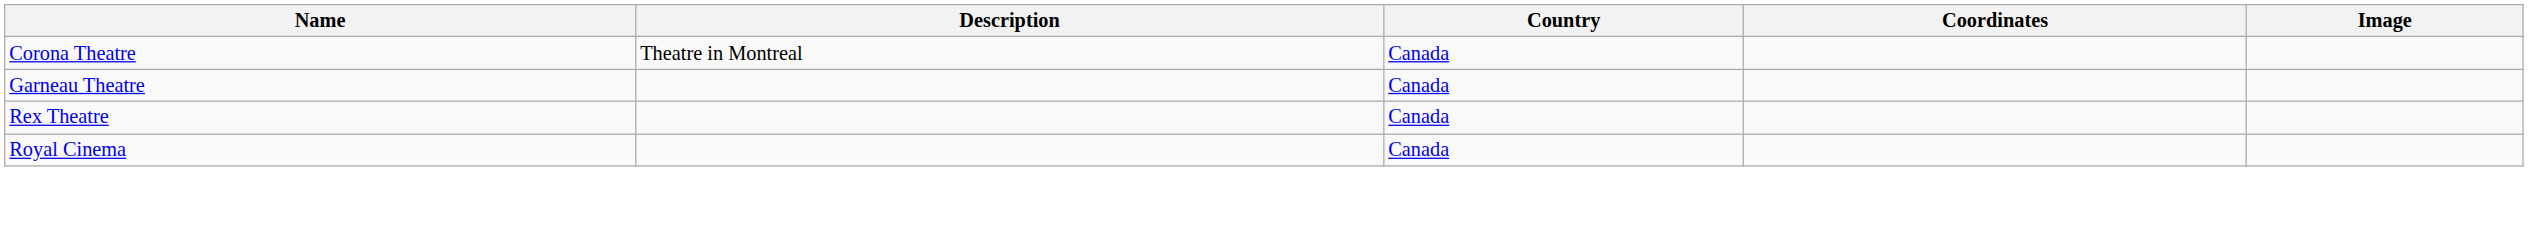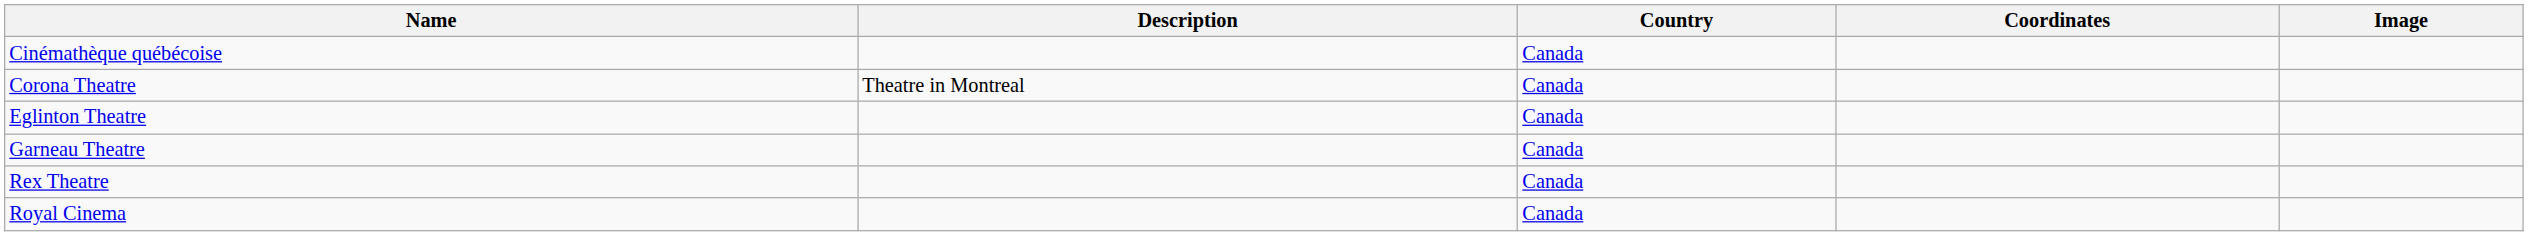+ row: (116, 52)
+ row: (78, 117)
